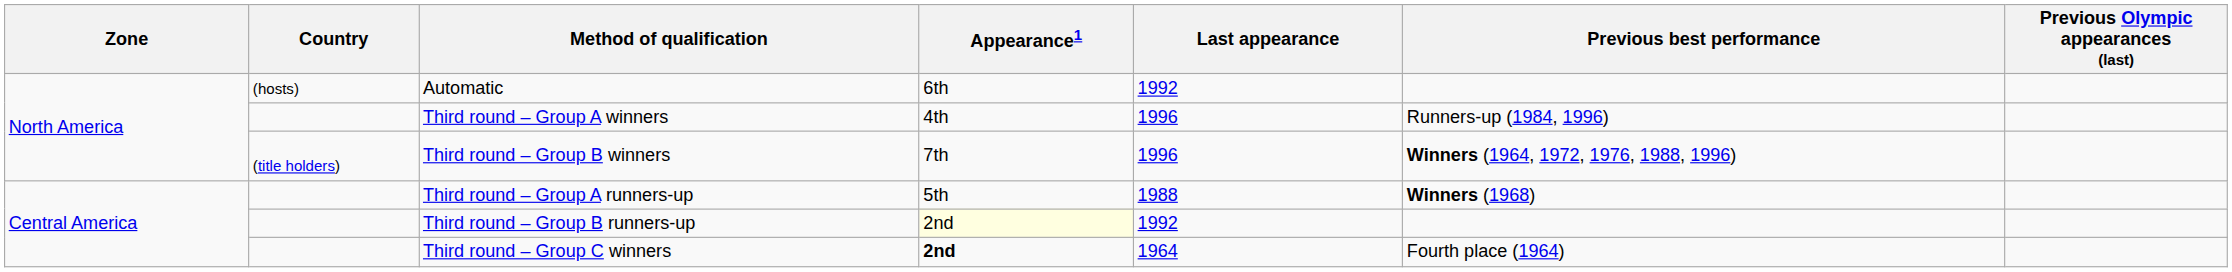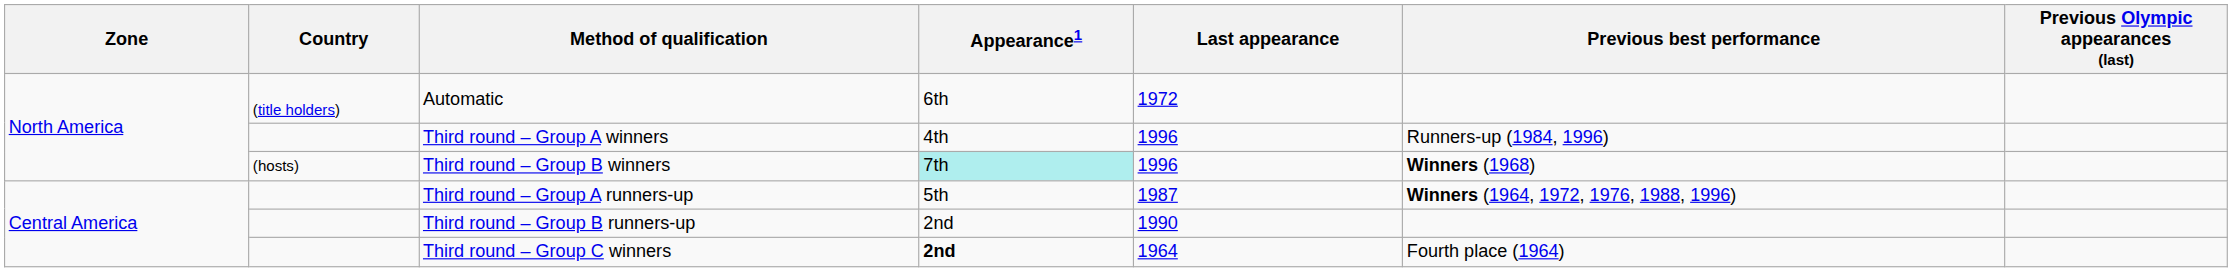(276, 89) (hosts) -> (296, 109) (title holders)
(1158, 88) 1992 -> (1158, 98) 1972
(296, 167) (title holders) -> (276, 167) (hosts)
(936, 155) no background -> (936, 165) paleturquoise background
(1572, 155) Winners (1964, 1972, 1976, 1988, 1996) -> (1471, 165) Winners (1968)
(1158, 194) 1988 -> (1158, 194) 1987
(1471, 194) Winners (1968) -> (1572, 194) Winners (1964, 1972, 1976, 1988, 1996)
(938, 223) lightyellow background -> (938, 223) no background
(1158, 223) 1992 -> (1158, 223) 1990
